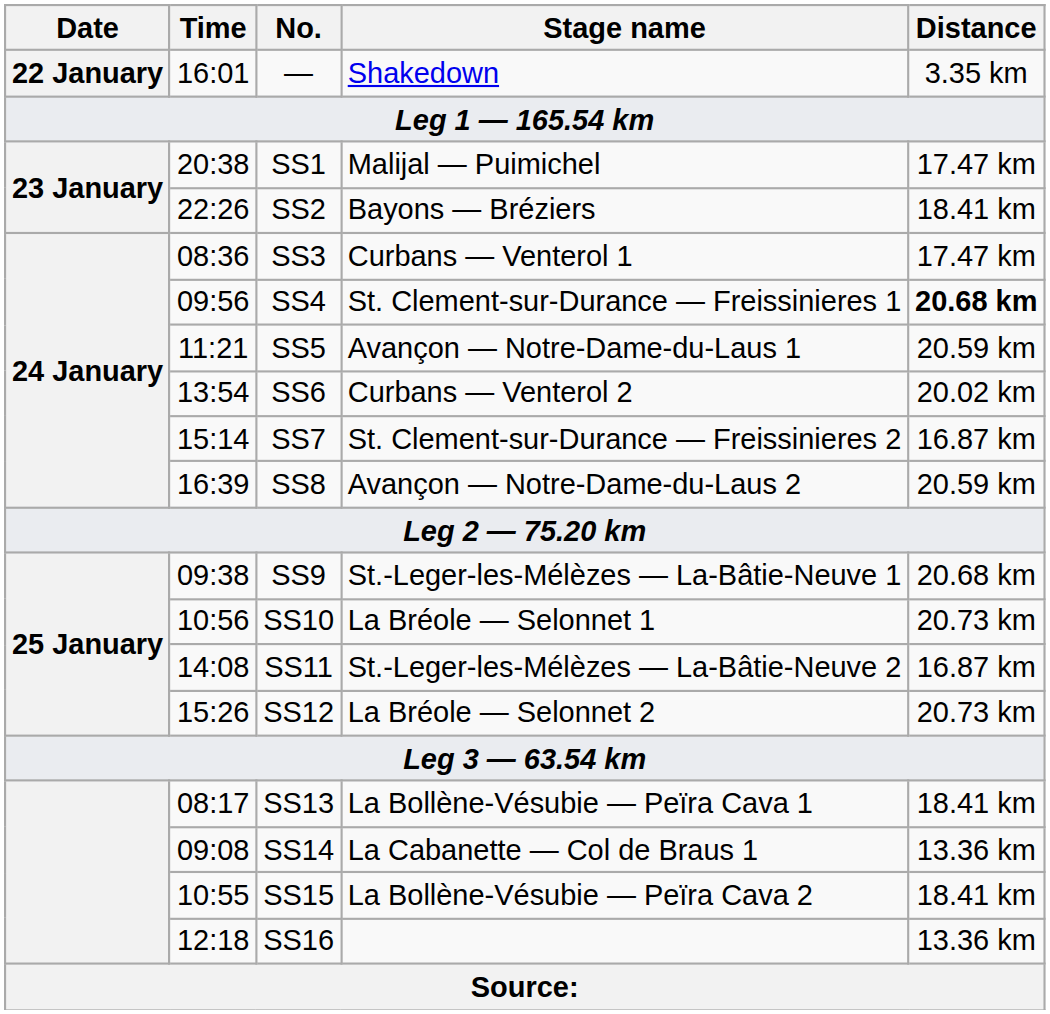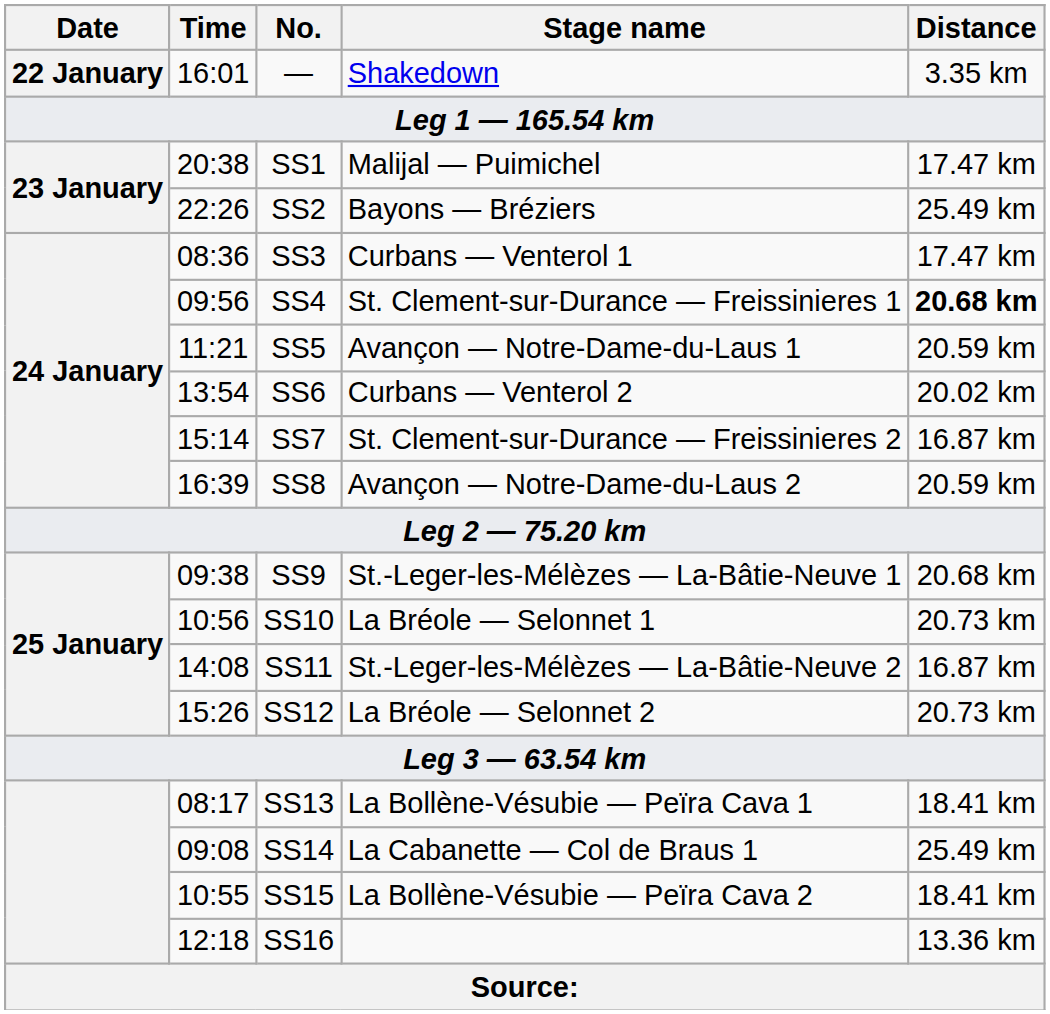(976, 210) 18.41 km -> (976, 210) 25.49 km
(976, 849) 13.36 km -> (976, 849) 25.49 km
